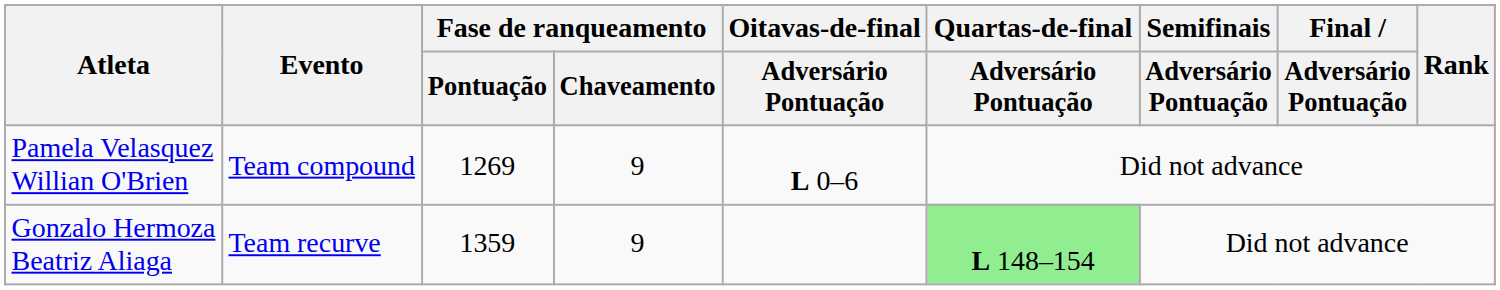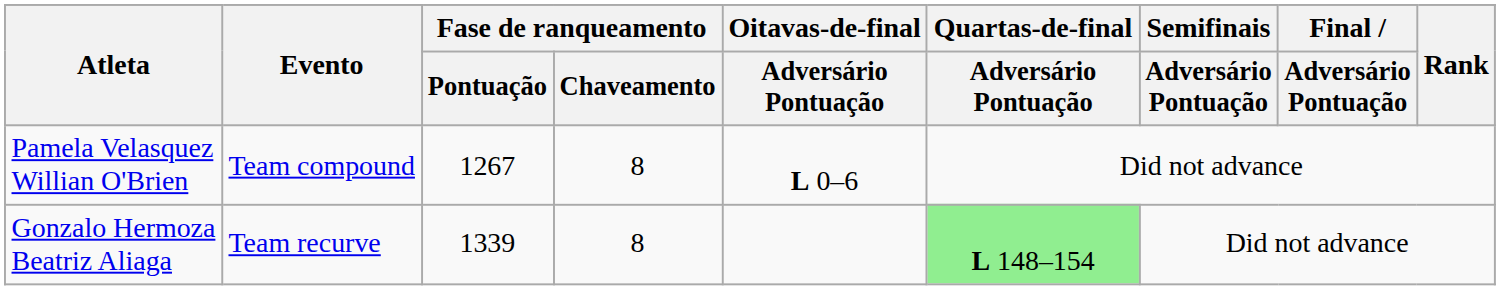(487, 165) 1269 -> (487, 165) 1267
(638, 165) 9 -> (638, 165) 8
(487, 244) 1359 -> (487, 244) 1339
(638, 244) 9 -> (638, 244) 8
